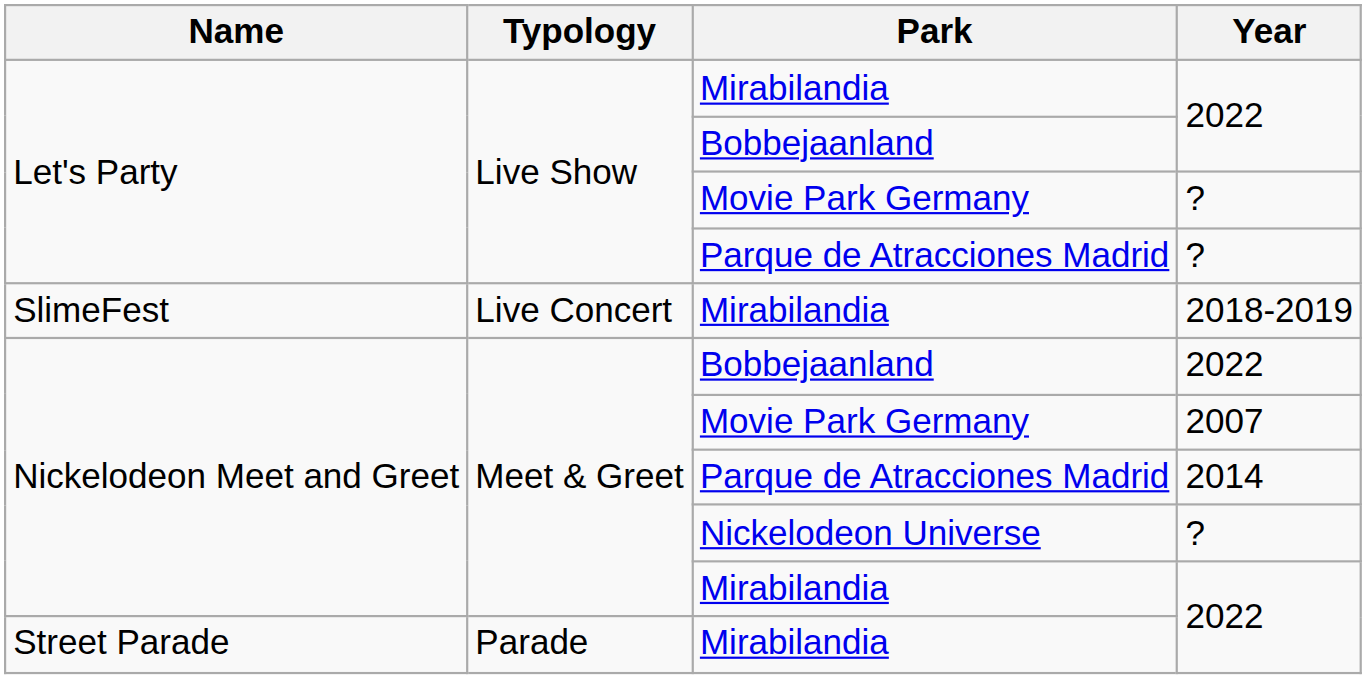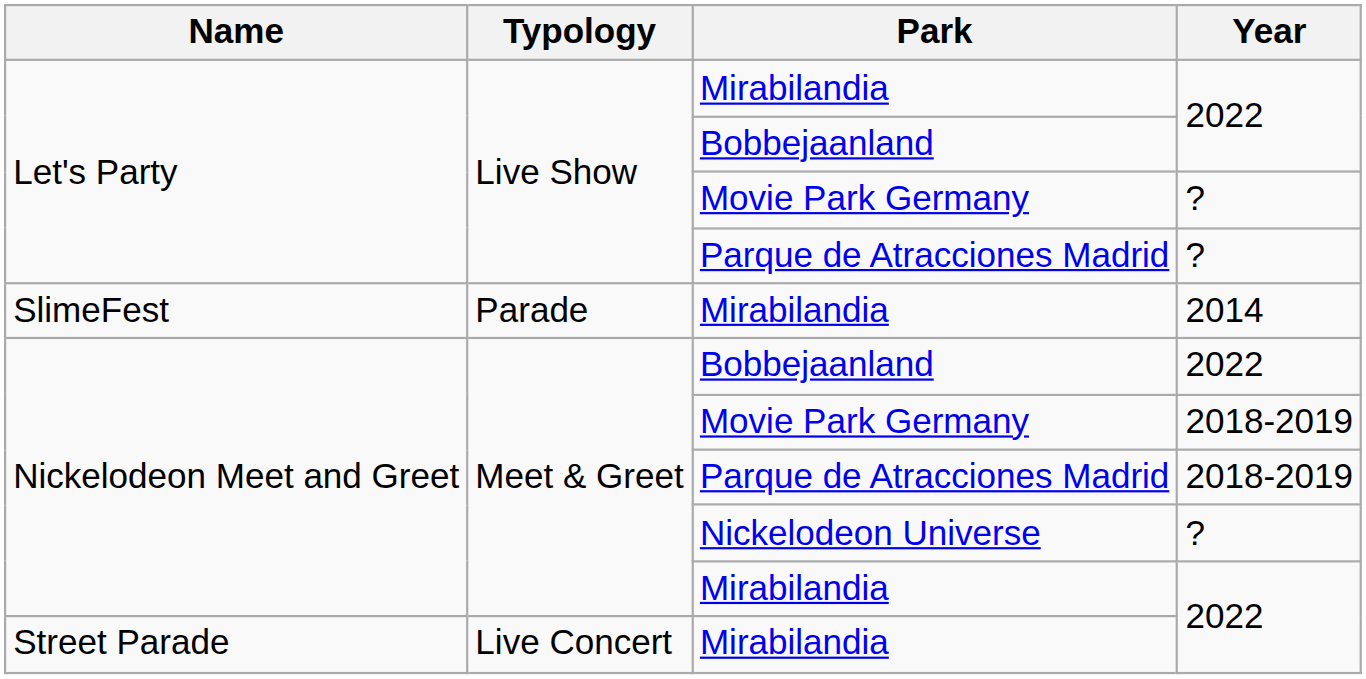(574, 310) Live Concert -> (532, 310) Parade
(1269, 310) 2018-2019 -> (1224, 310) 2014
(1224, 421) 2007 -> (1269, 421) 2018-2019
(1224, 476) 2014 -> (1269, 476) 2018-2019
(532, 643) Parade -> (574, 643) Live Concert
